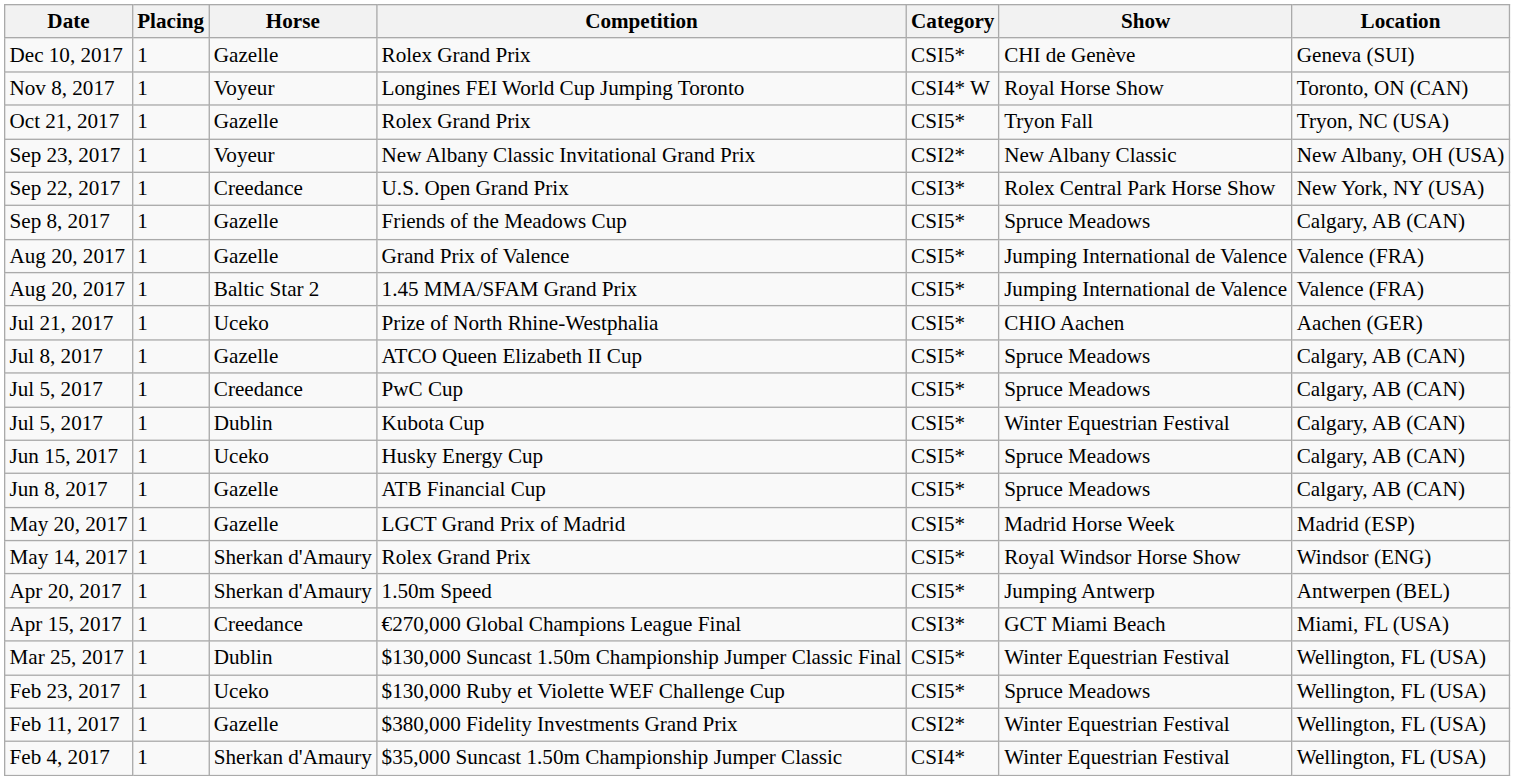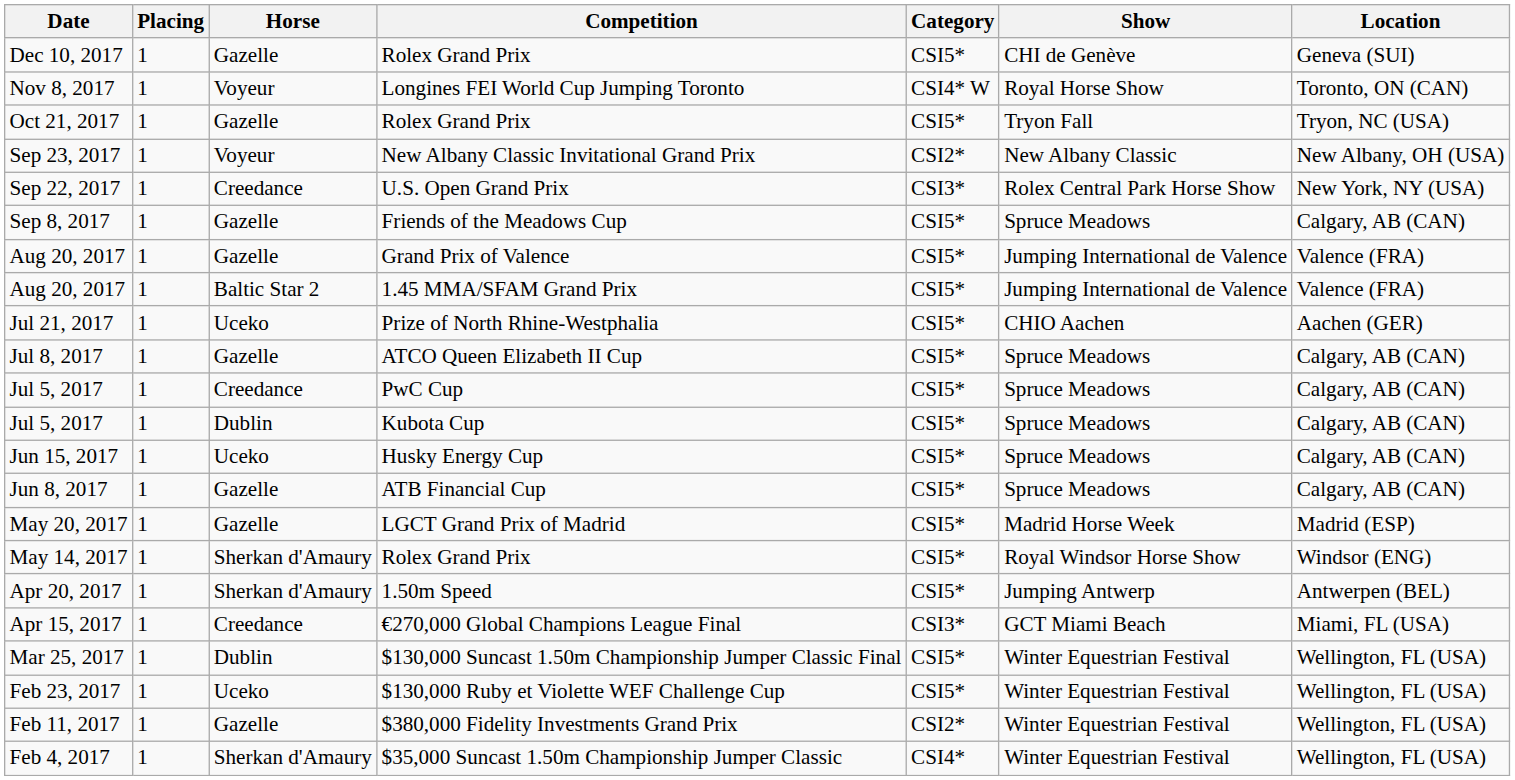(1117, 423) Winter Equestrian Festival -> (1077, 423) Spruce Meadows
(1077, 691) Spruce Meadows -> (1117, 691) Winter Equestrian Festival
